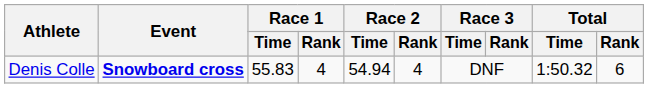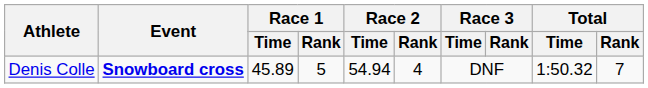(273, 70) 55.83 -> (273, 70) 45.89
(321, 70) 4 -> (321, 70) 5
(620, 70) 6 -> (620, 70) 7
